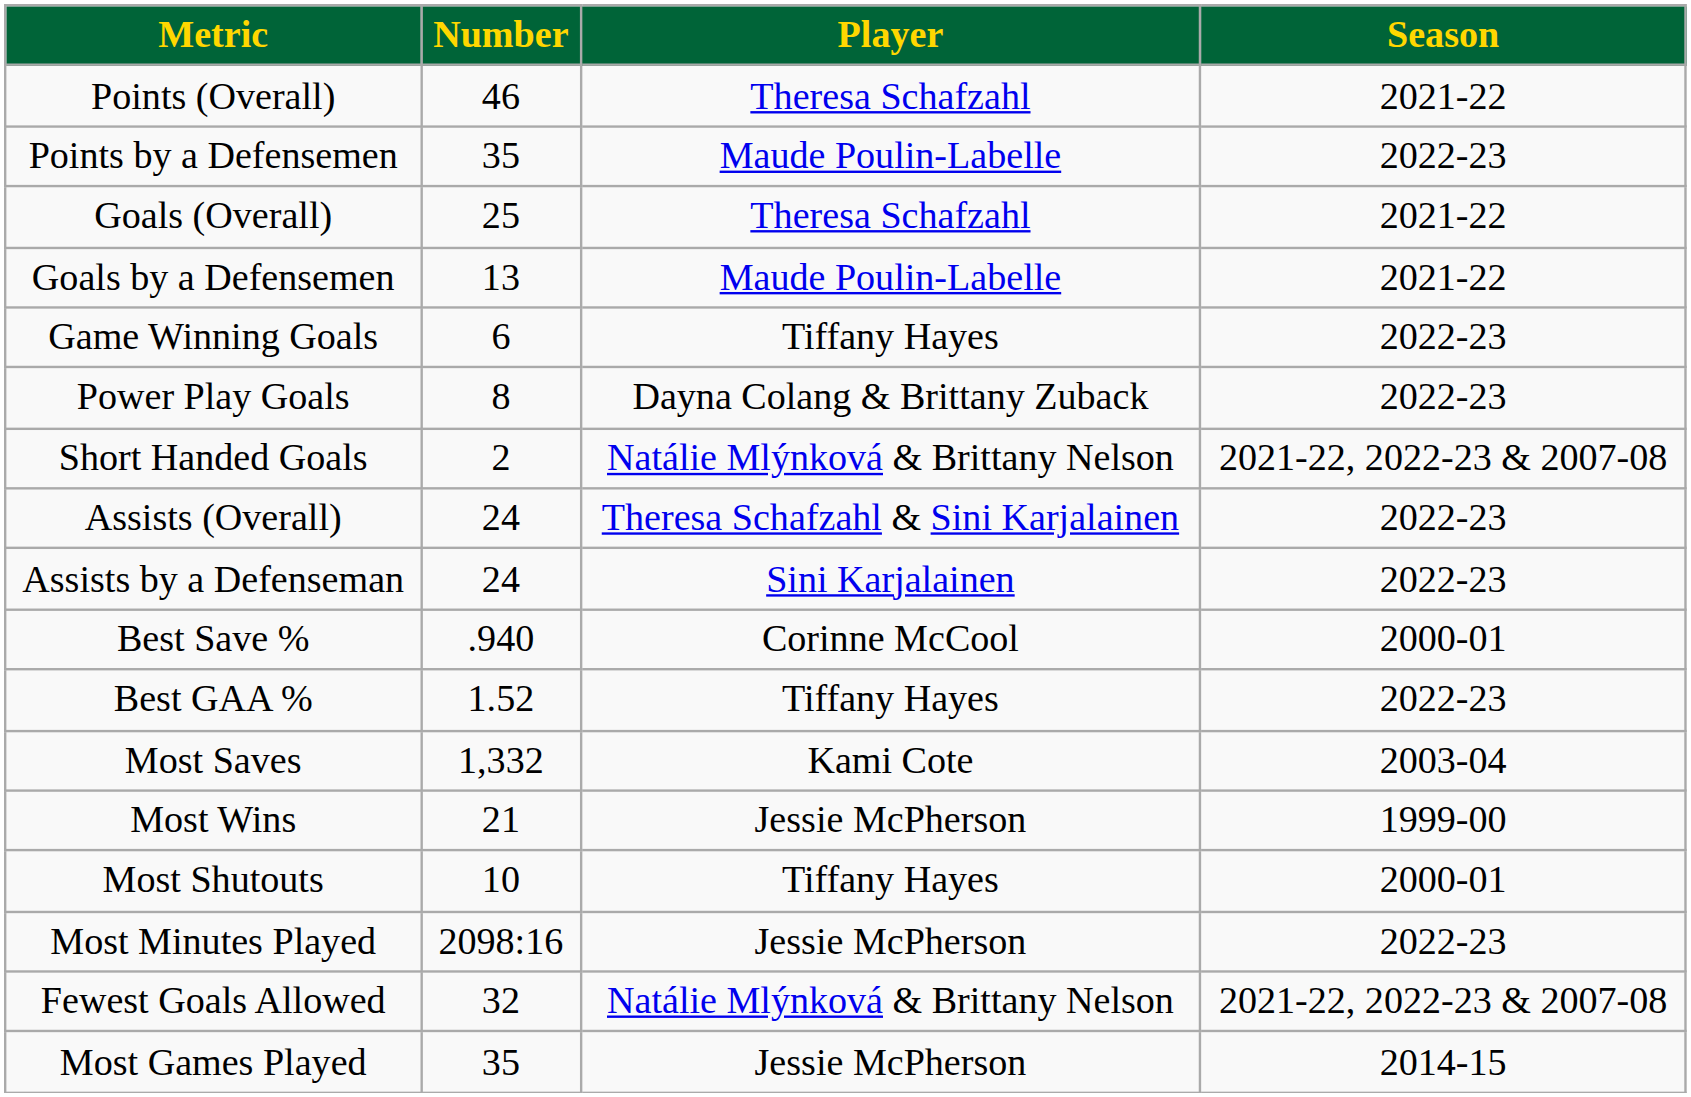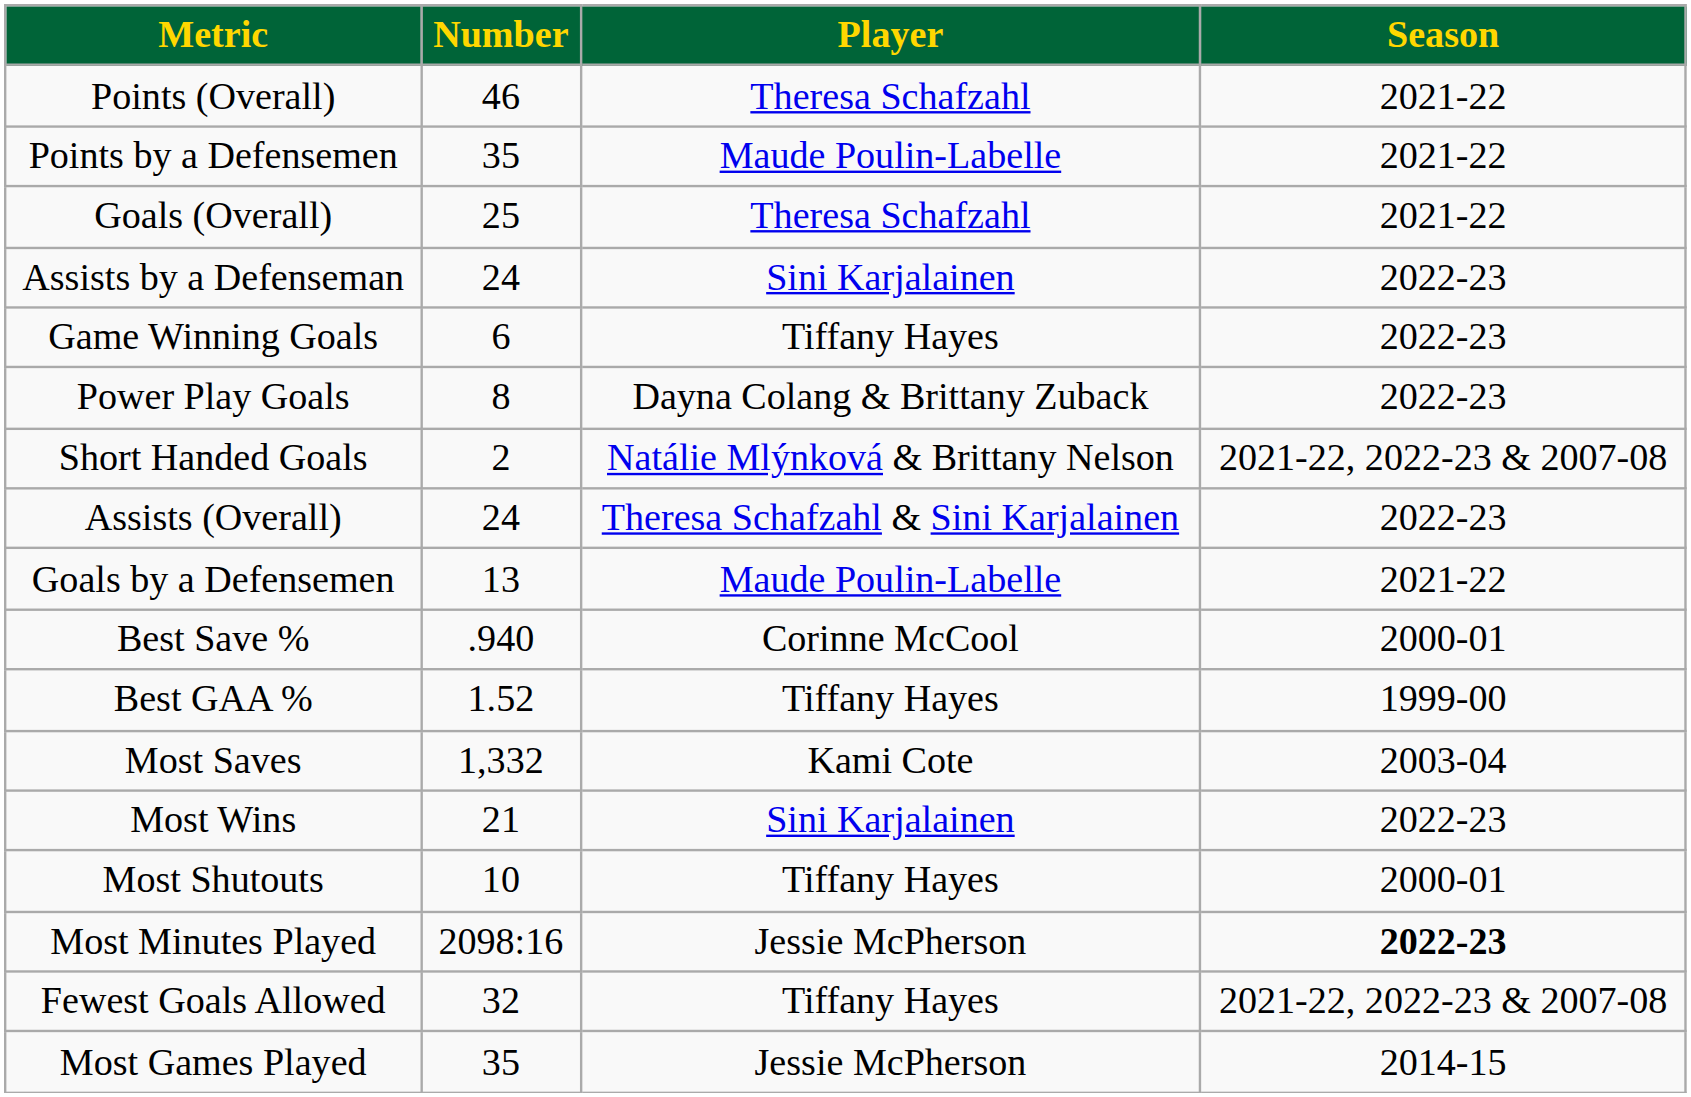(1443, 155) 2022-23 -> (1443, 155) 2021-22
rows swapped: (213, 276) <-> (213, 578)
(1443, 699) 2022-23 -> (1443, 699) 1999-00
(890, 819) Jessie McPherson -> (890, 819) Sini Karjalainen
(1443, 819) 1999-00 -> (1443, 819) 2022-23
(1443, 940) normal -> (1443, 940) bold
(890, 1000) Natálie Mlýnková & Brittany Nelson -> (890, 1000) Tiffany Hayes
